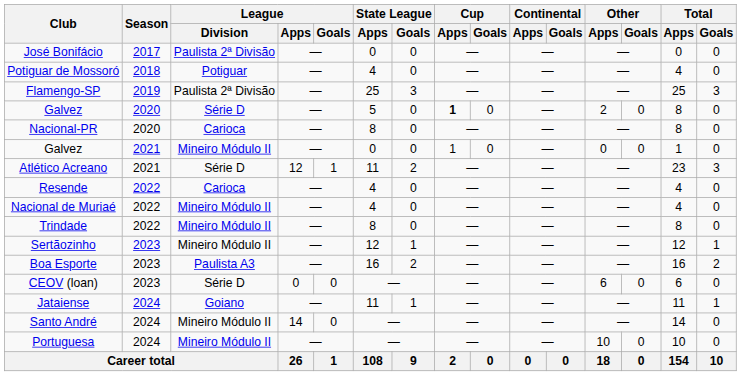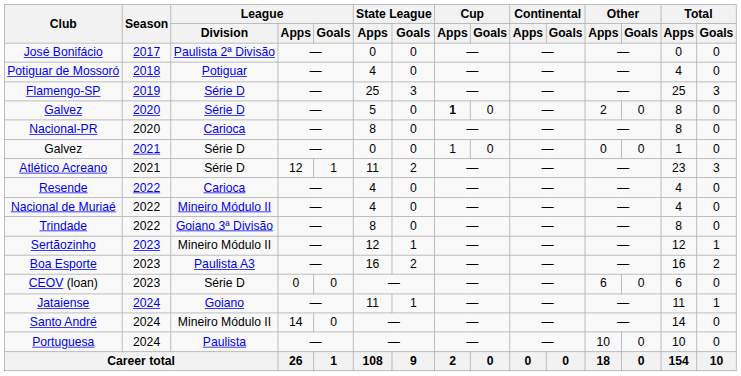(224, 91) Paulista 2ª Divisão -> (224, 91) Série D
(224, 149) Mineiro Módulo II -> (224, 149) Série D
(224, 226) Mineiro Módulo II -> (224, 226) Goiano 3ª Divisão
(224, 341) Mineiro Módulo II -> (224, 341) Paulista
